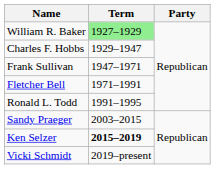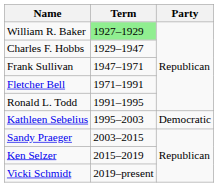+ row: (48, 119)
(116, 137) bold -> (118, 155) normal
